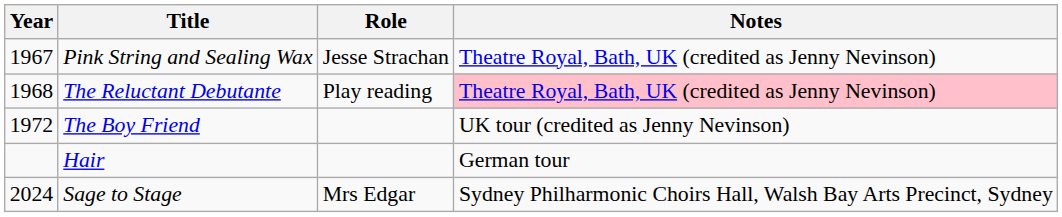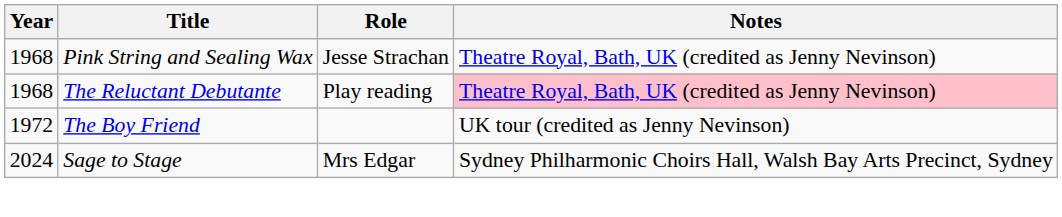(31, 56) 1967 -> (31, 56) 1968
- row: (84, 159)
